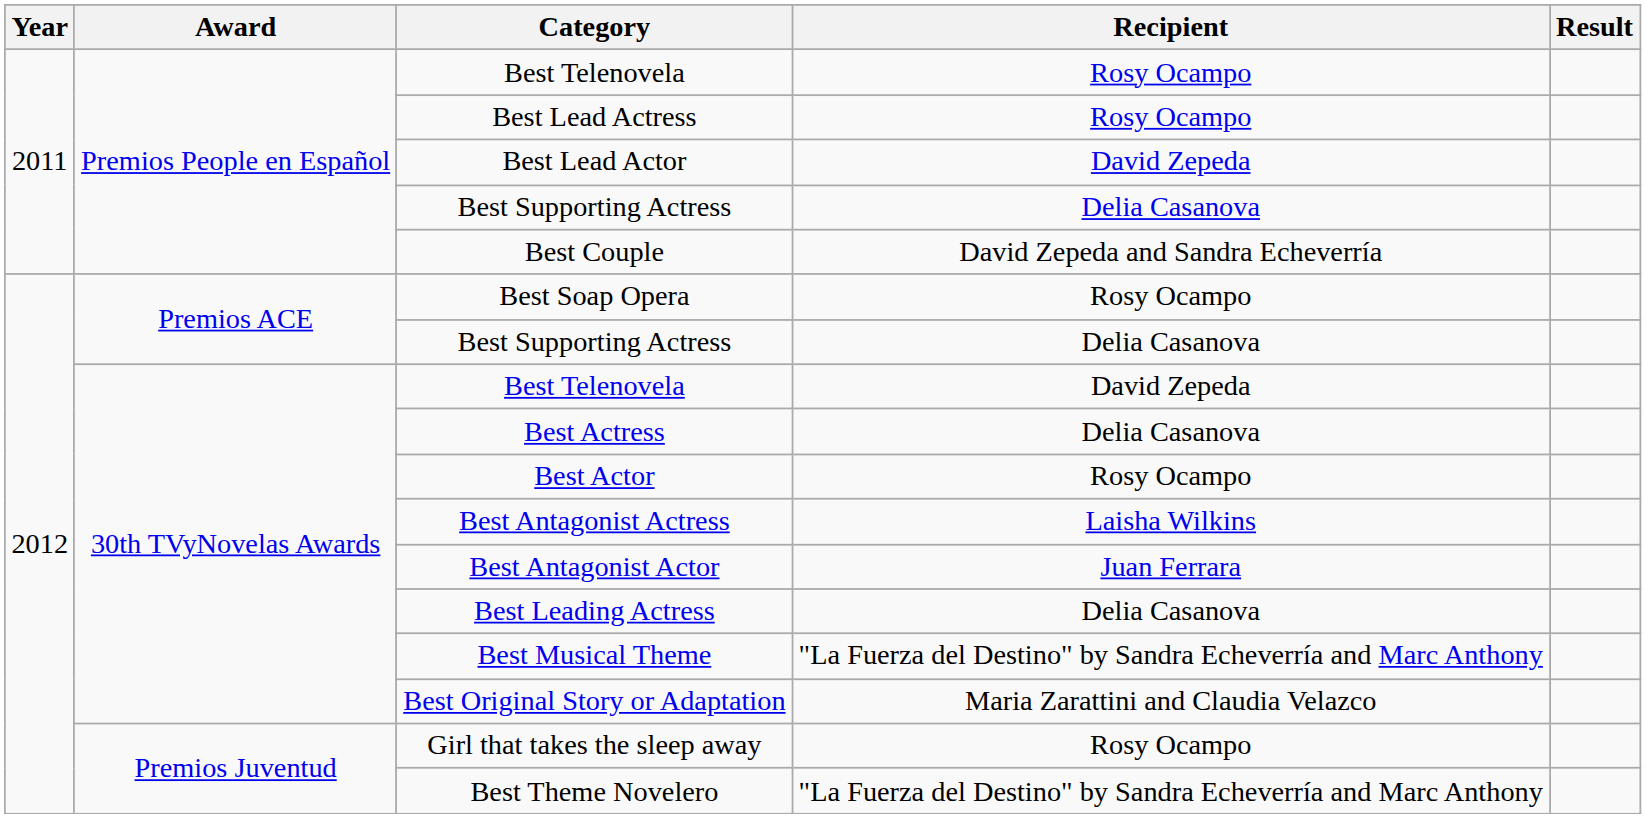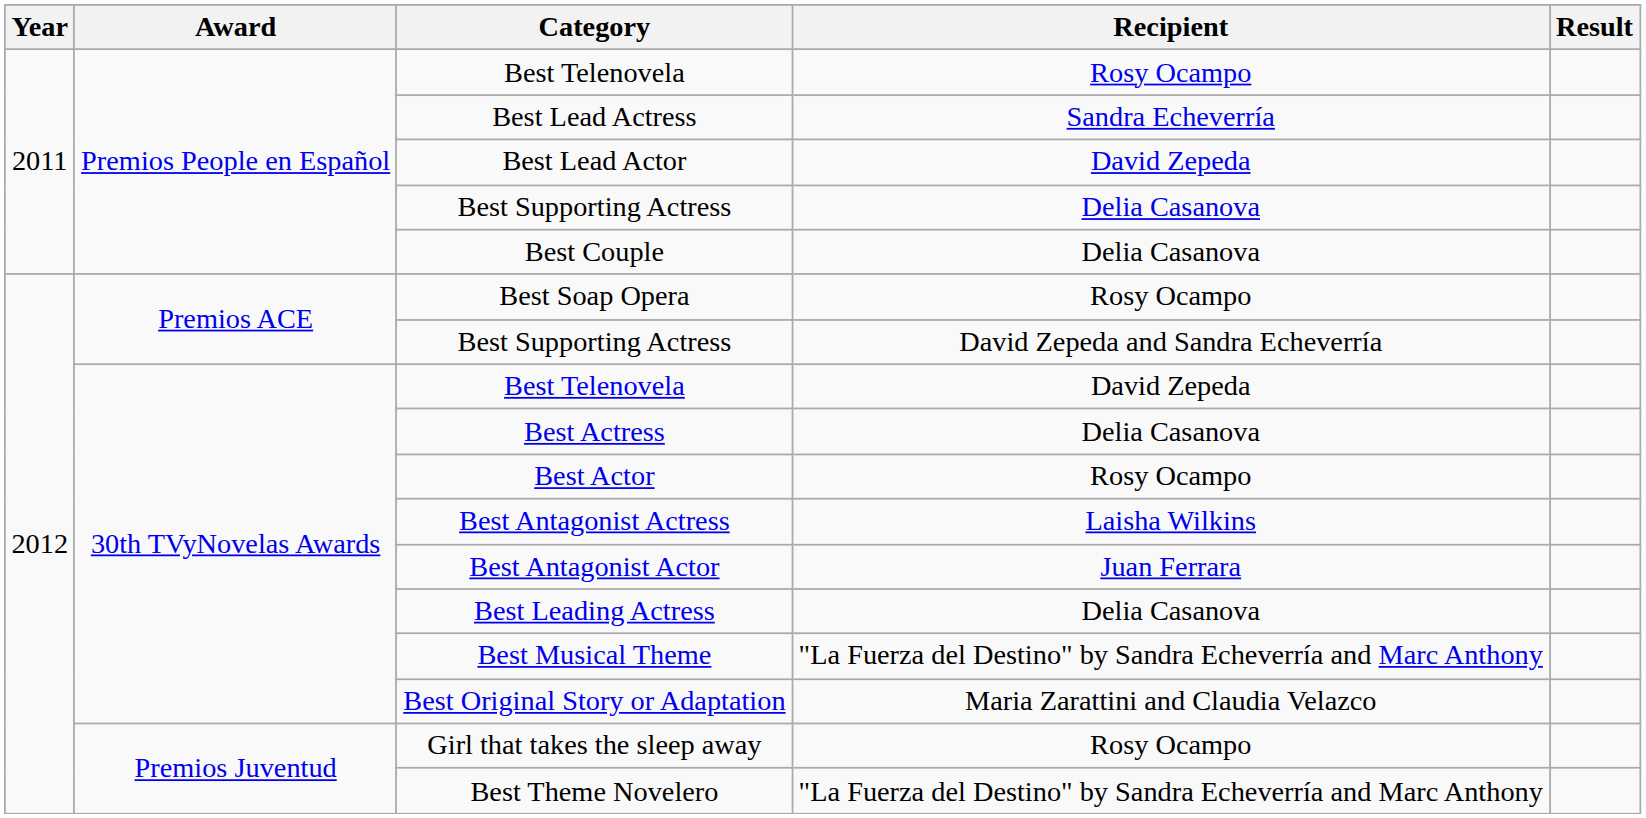(1171, 116) Rosy Ocampo -> (1171, 116) Sandra Echeverría
(1171, 251) David Zepeda and Sandra Echeverría -> (1171, 251) Delia Casanova
(1171, 341) Delia Casanova -> (1171, 341) David Zepeda and Sandra Echeverría
